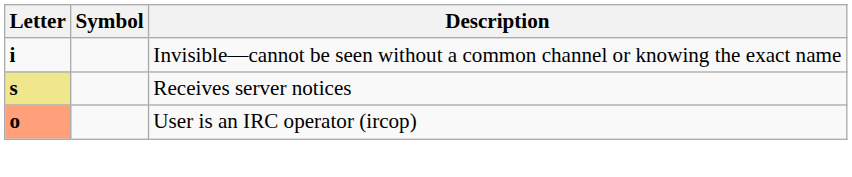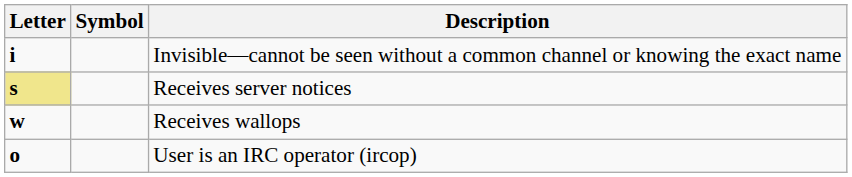+ row: (227, 121)
(15, 121) lightsalmon background -> (15, 155) no background
